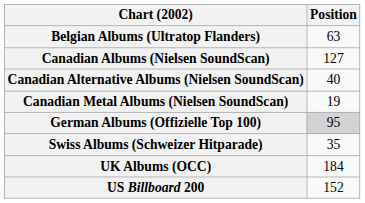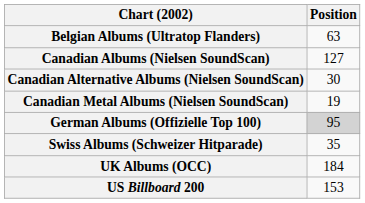(333, 79) 40 -> (333, 79) 30
(333, 187) 152 -> (333, 187) 153
